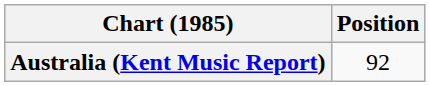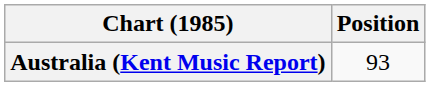(378, 61) 92 -> (378, 61) 93
